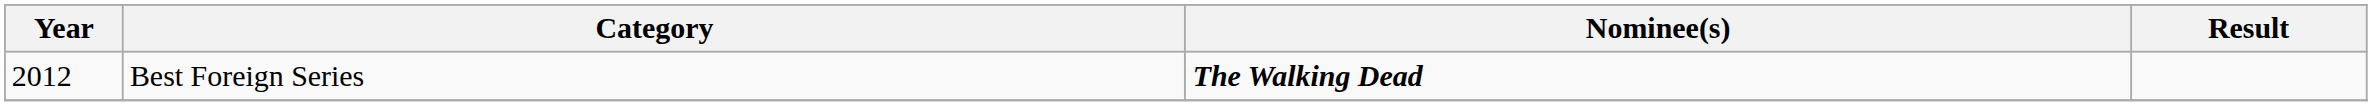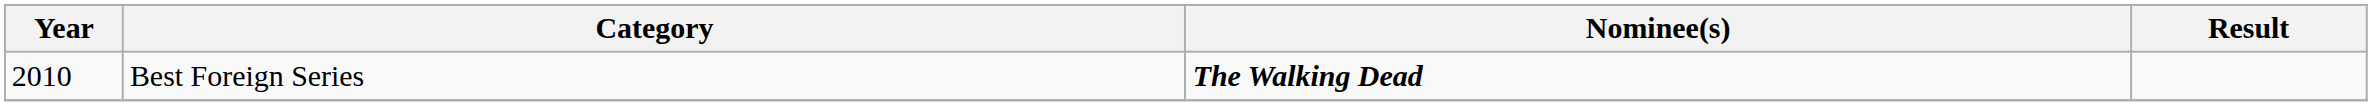(42, 75) 2012 -> (42, 75) 2010
